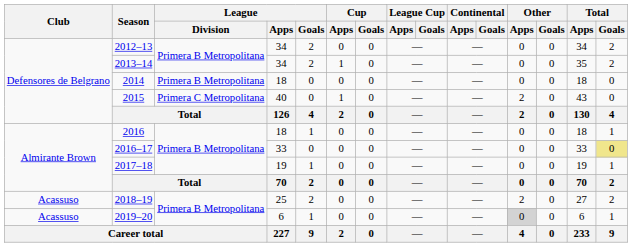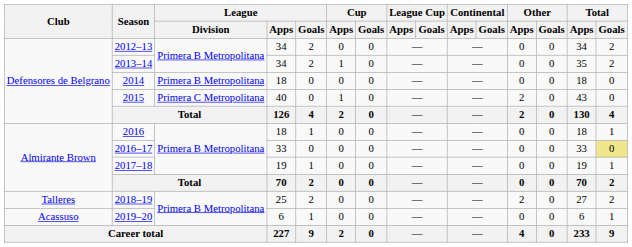(58, 200) Acassuso -> (58, 200) Talleres
(522, 217) lightgrey background -> (522, 217) no background
